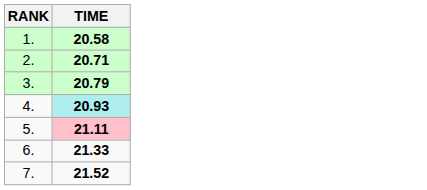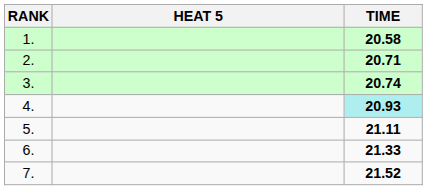+ column: (198, 16)
(91, 84) 20.79 -> (383, 84) 20.74
(91, 129) pink background -> (383, 129) no background
